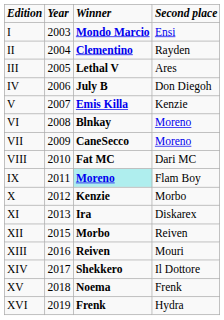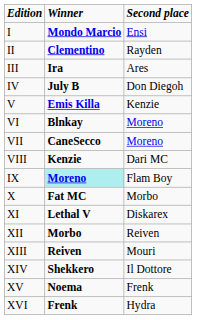- column: (58, 13)
(97, 68) Lethal V -> (55, 68) Ira
(95, 159) Fat MC -> (64, 159) Kenzie
(93, 196) Kenzie -> (67, 196) Fat MC
(84, 214) Ira -> (69, 214) Lethal V
